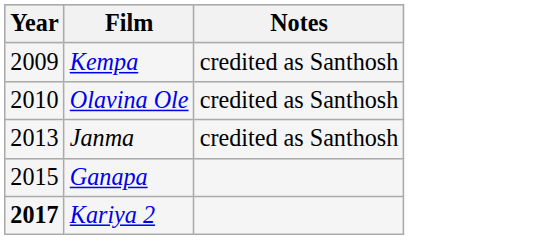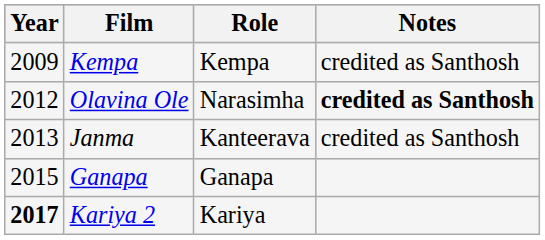+ column: (255, 23)
(34, 100) 2010 -> (34, 100) 2012
(299, 100) normal -> (427, 100) bold
